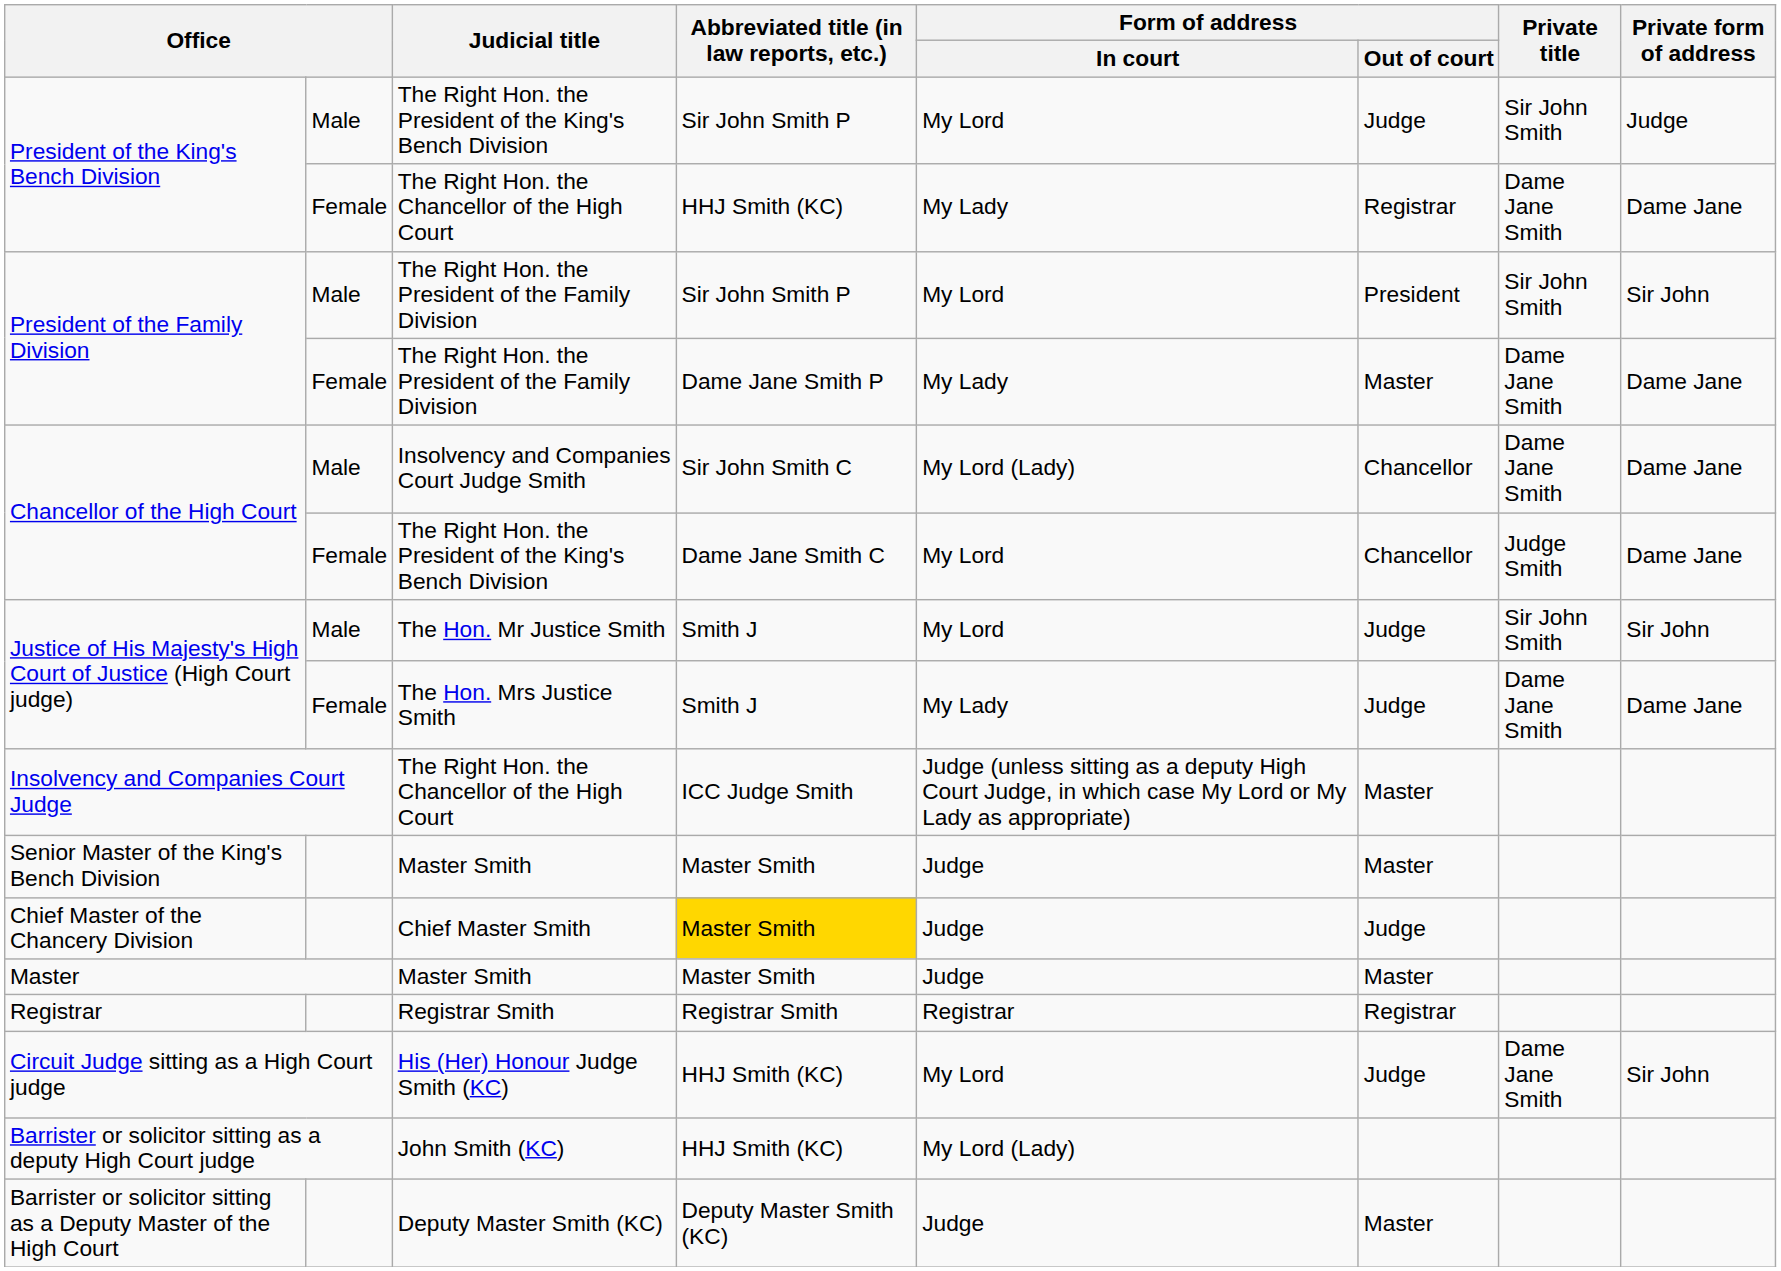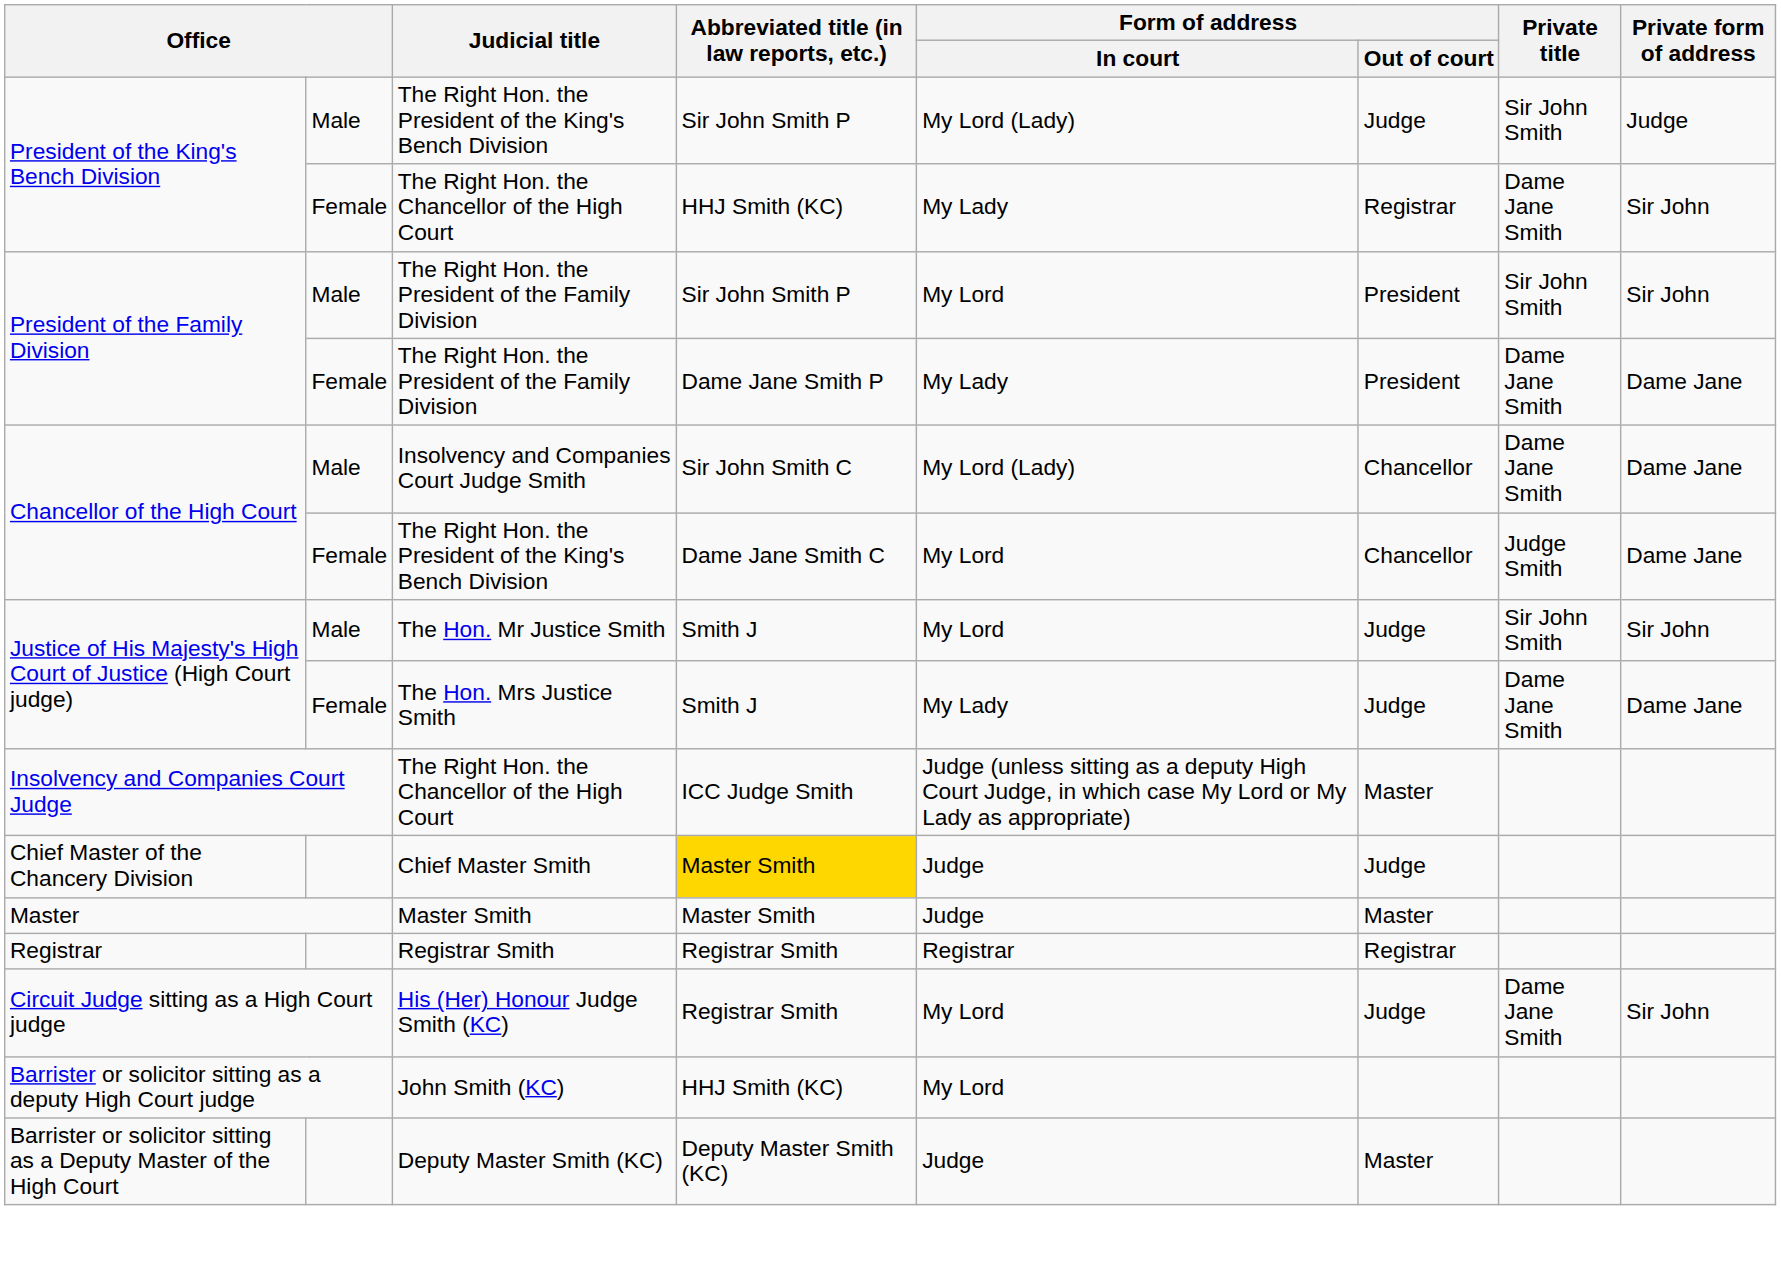(963, 120) My Lord -> (999, 120) My Lord (Lady)
(1684, 207) Dame Jane -> (1668, 207) Sir John
(1399, 381) Master -> (1412, 381) President
- row: (146, 866)
(762, 1074) HHJ Smith (KC) -> (760, 1012) Registrar Smith
(999, 1148) My Lord (Lady) -> (963, 1086) My Lord
